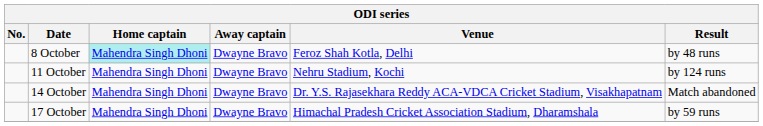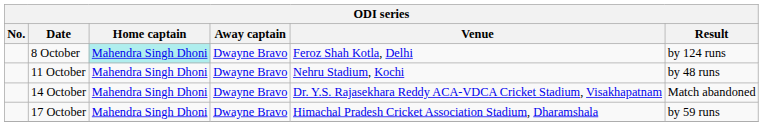(694, 53) by 48 runs -> (697, 53) by 124 runs
(697, 72) by 124 runs -> (694, 72) by 48 runs
